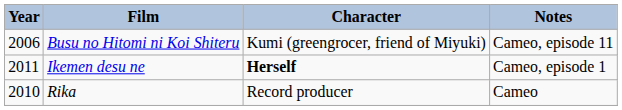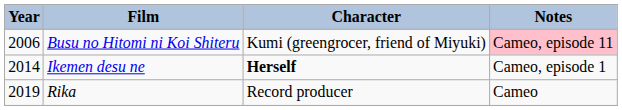(553, 42) no background -> (553, 42) pink background
(24, 67) 2011 -> (24, 67) 2014
(24, 92) 2010 -> (24, 92) 2019
